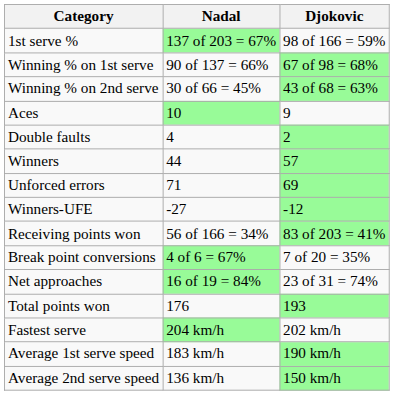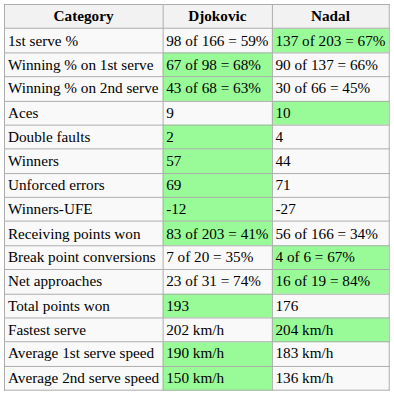columns swapped: (334, 16) <-> (221, 16)
